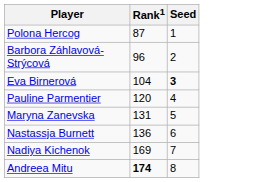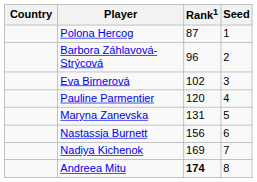+ column: (31, 14)
(142, 81) 104 -> (195, 81) 102
(173, 81) bold -> (226, 81) normal
(142, 133) 136 -> (195, 133) 156
